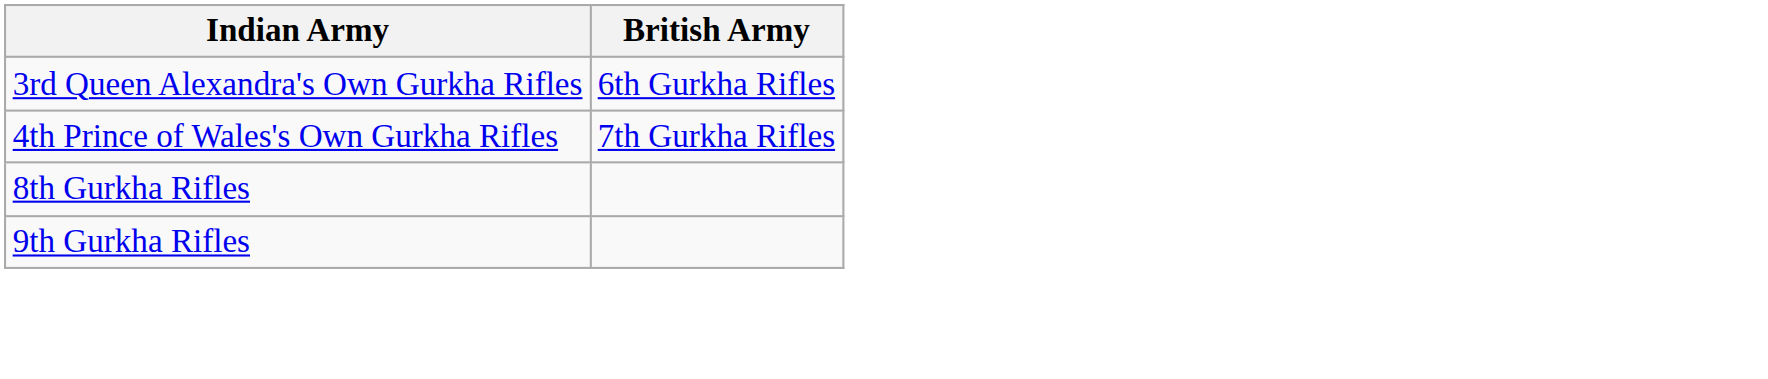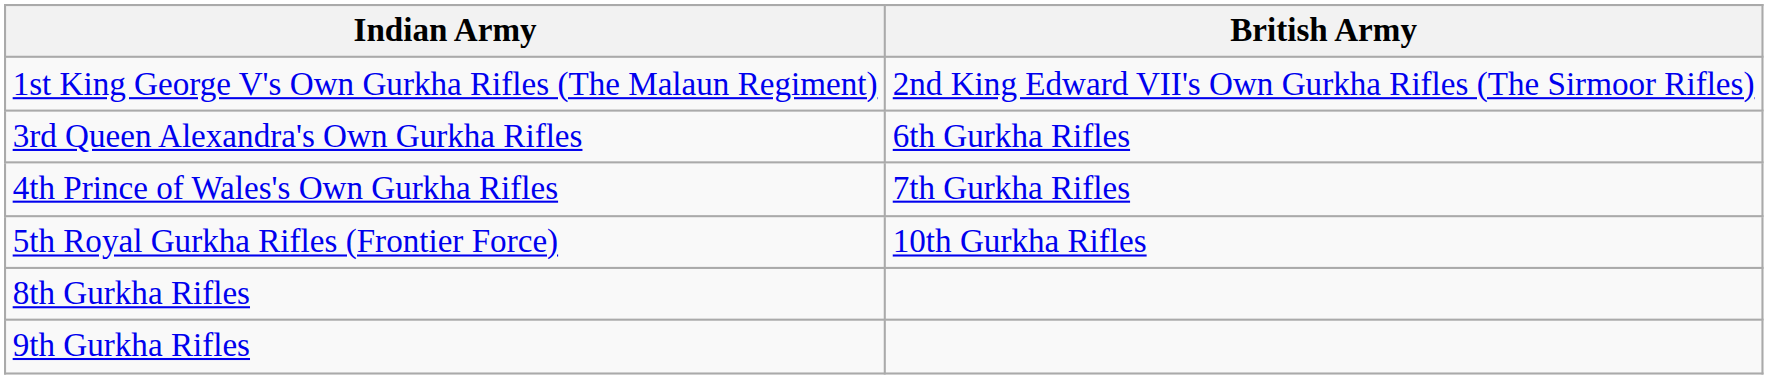+ row: (445, 83)
+ row: (285, 240)
